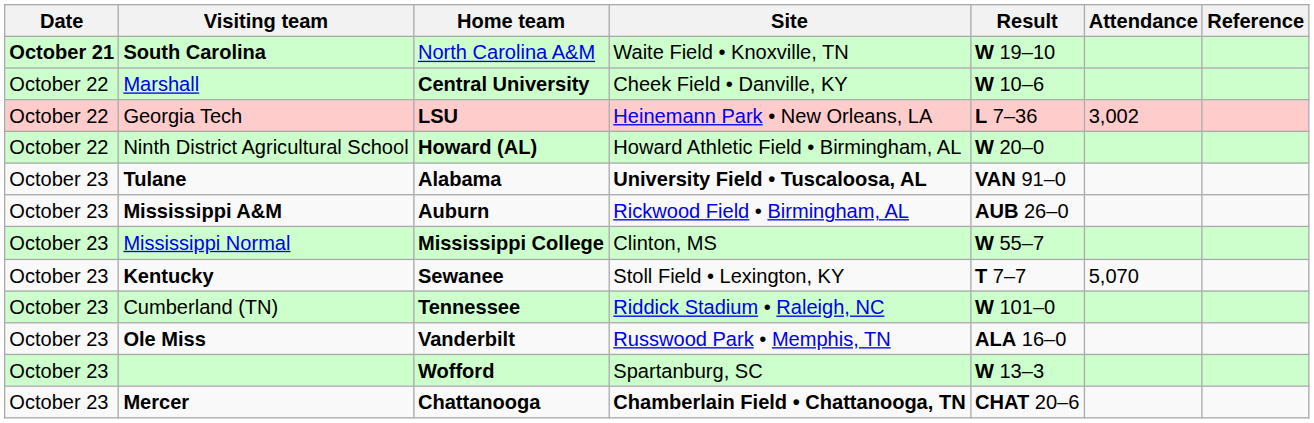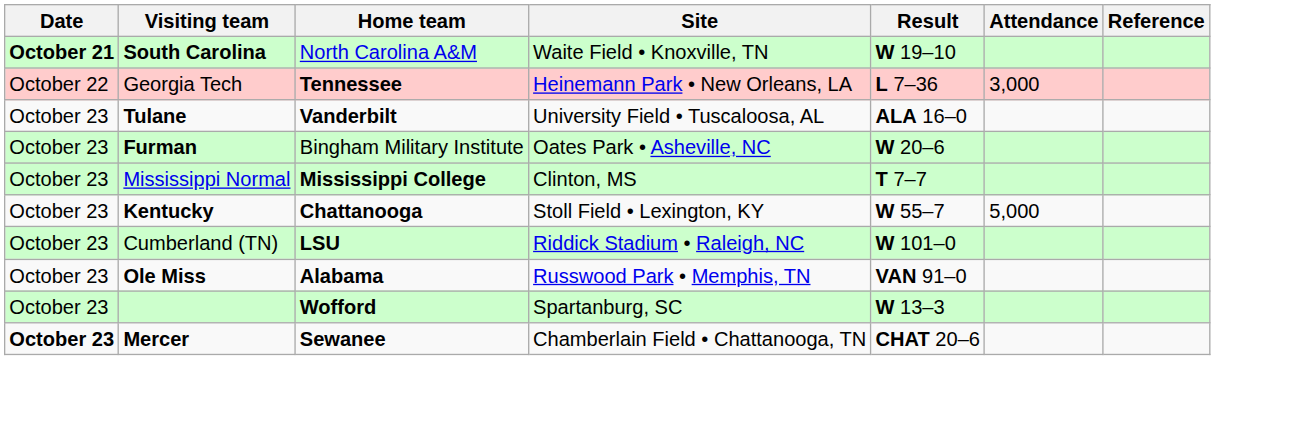- row: (161, 84)
(438, 116) LSU -> (351, 84) Tennessee
(1114, 116) 3,002 -> (1014, 84) 3,000
- row: (266, 148)
(460, 180) Alabama -> (348, 116) Vanderbilt
(770, 180) bold -> (679, 116) normal
(1020, 180) VAN 91–0 -> (921, 116) ALA 16–0
- row: (203, 211)
+ row: (160, 148)
(1010, 243) W 55–7 -> (901, 180) T 7–7
(461, 275) Sewanee -> (361, 211) Chattanooga
(1001, 275) T 7–7 -> (910, 211) W 55–7
(1114, 275) 5,070 -> (1014, 211) 5,000
(469, 307) Tennessee -> (320, 243) LSU
(466, 338) Vanderbilt -> (342, 275) Alabama
(1021, 338) ALA 16–0 -> (921, 275) VAN 91–0
(59, 402) normal -> (62, 338) bold
(479, 402) Chattanooga -> (343, 338) Sewanee
(789, 402) bold -> (700, 338) normal
